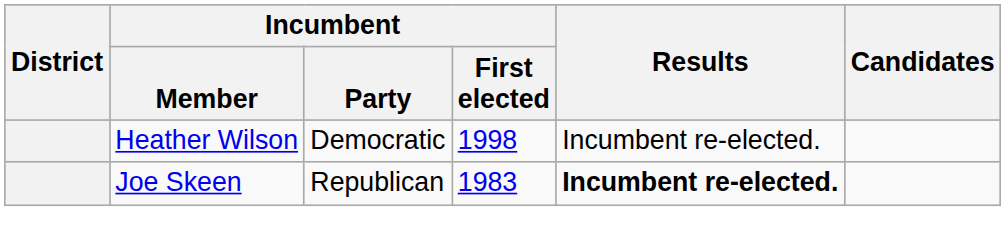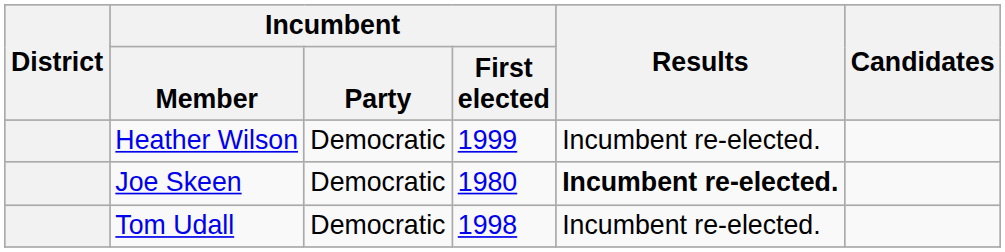(487, 140) 1998 -> (487, 140) 1999
(377, 182) Republican -> (378, 182) Democratic
(487, 182) 1983 -> (487, 182) 1980
+ row: (175, 225)
